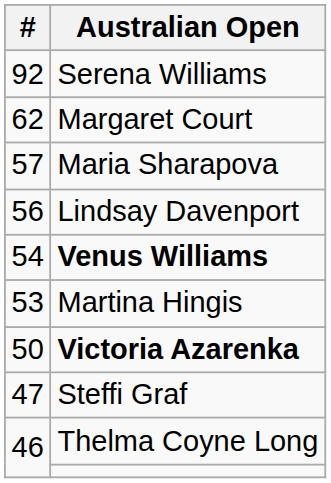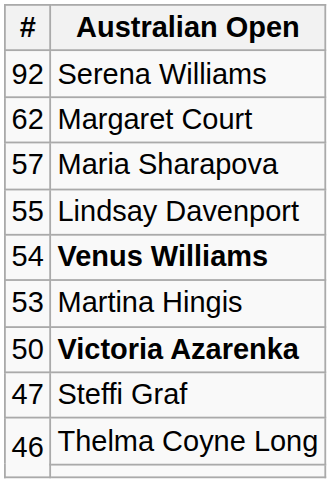(28, 211) 56 -> (28, 211) 55
